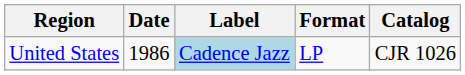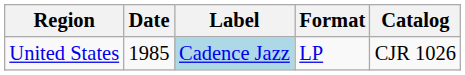(149, 53) 1986 -> (149, 53) 1985
